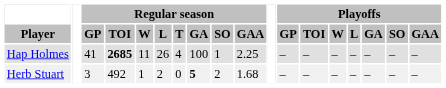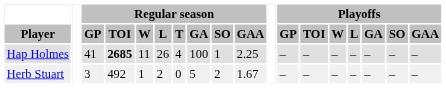(193, 73) bold -> (193, 73) normal
(248, 73) 1.68 -> (248, 73) 1.67
